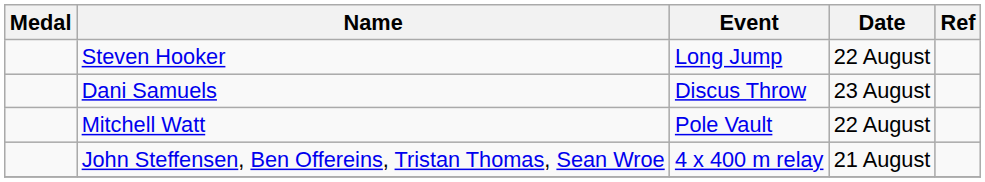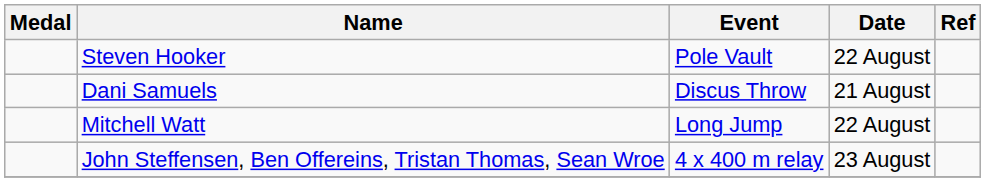(729, 57) Long Jump -> (724, 57) Pole Vault
(882, 91) 23 August -> (882, 91) 21 August
(724, 125) Pole Vault -> (729, 125) Long Jump
(882, 160) 21 August -> (882, 160) 23 August
